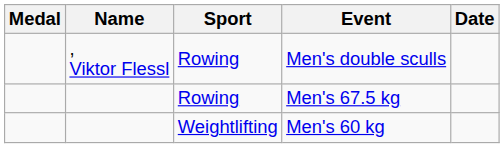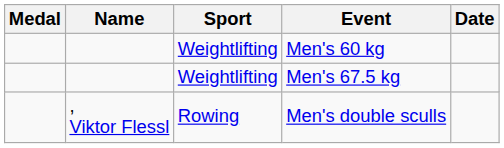rows swapped: (335, 127) <-> (366, 58)
(208, 98) Rowing -> (228, 77) Weightlifting
